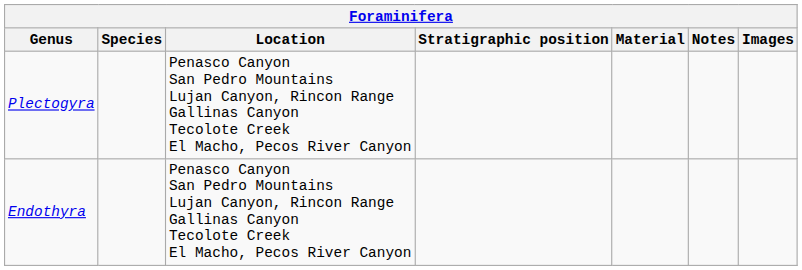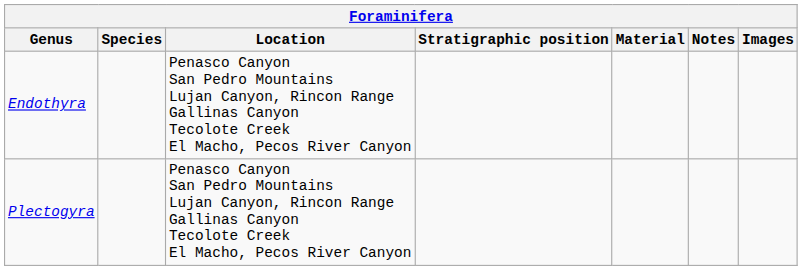rows swapped: (47, 212) <-> (51, 105)
